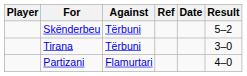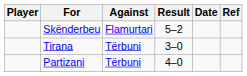columns swapped: (223, 12) <-> (166, 12)
(123, 29) Tërbuni -> (129, 29) Flamurtari
(129, 63) Flamurtari -> (123, 63) Tërbuni
